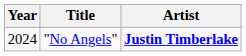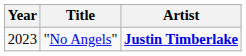(22, 39) 2024 -> (22, 39) 2023
